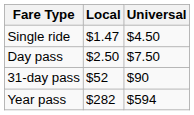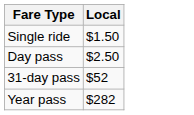- column: (157, 15)
(103, 36) $1.47 -> (103, 36) $1.50
